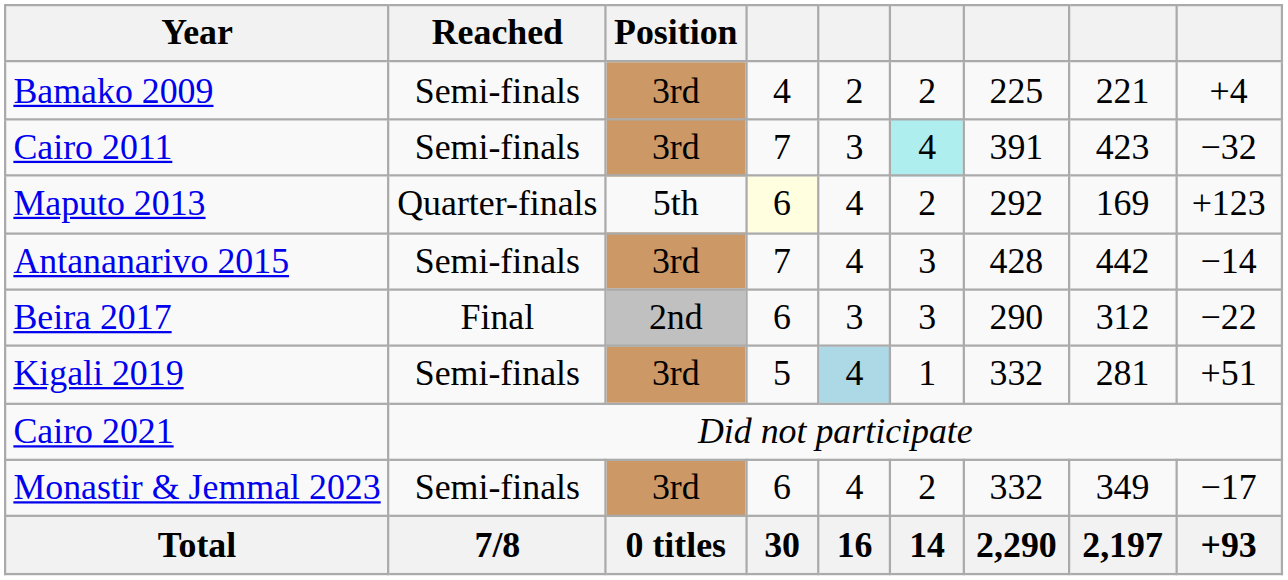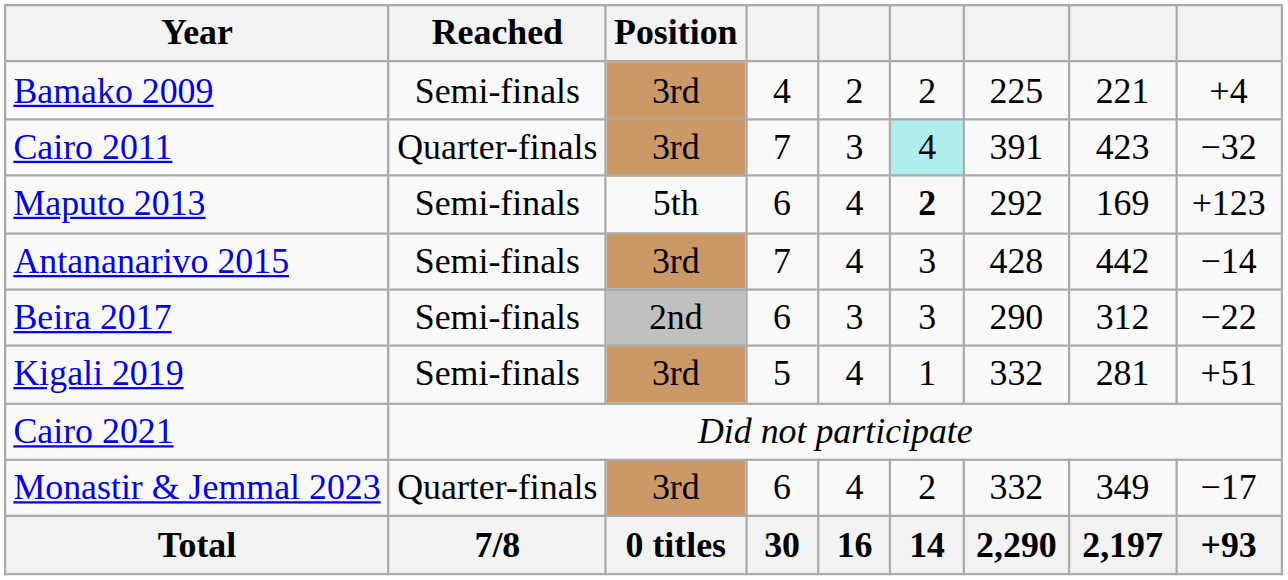(497, 146) Semi-finals -> (497, 146) Quarter-finals
(497, 203) Quarter-finals -> (497, 203) Semi-finals
(782, 203) lightyellow background -> (782, 203) no background
(927, 203) normal -> (927, 203) bold
(497, 317) Final -> (497, 317) Semi-finals
(855, 373) lightblue background -> (855, 373) no background
(497, 487) Semi-finals -> (497, 487) Quarter-finals
